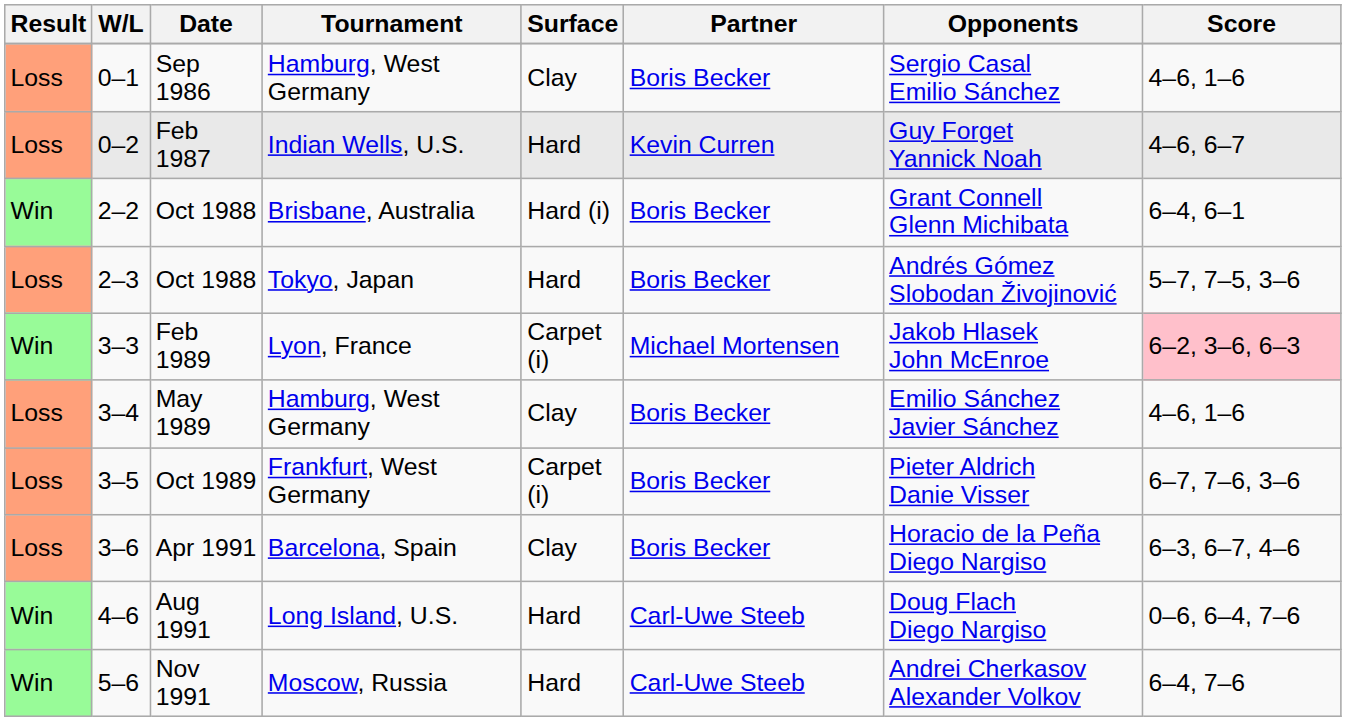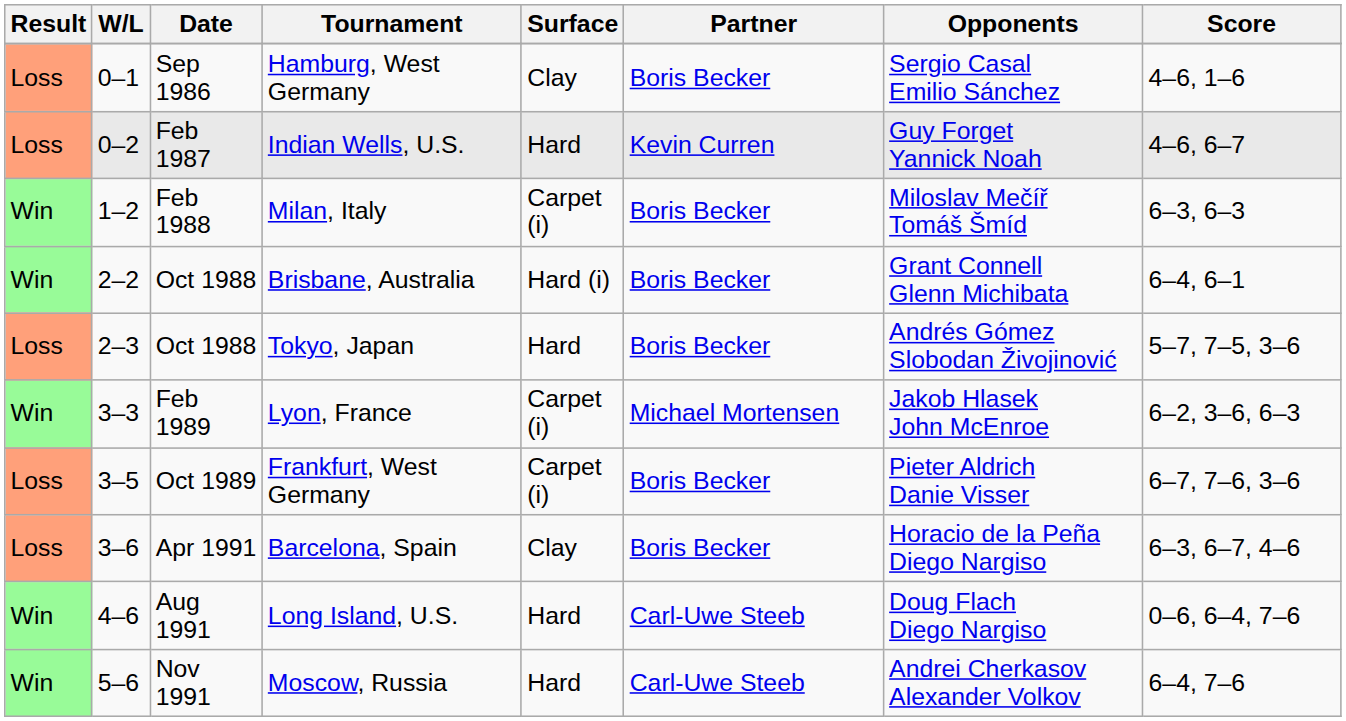+ row: (183, 211)
(1224, 346) pink background -> (1224, 413) no background
- row: (183, 413)
